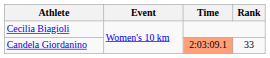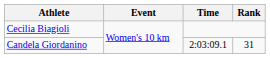(208, 45) lightsalmon background -> (208, 45) no background
(249, 45) 33 -> (249, 45) 31
